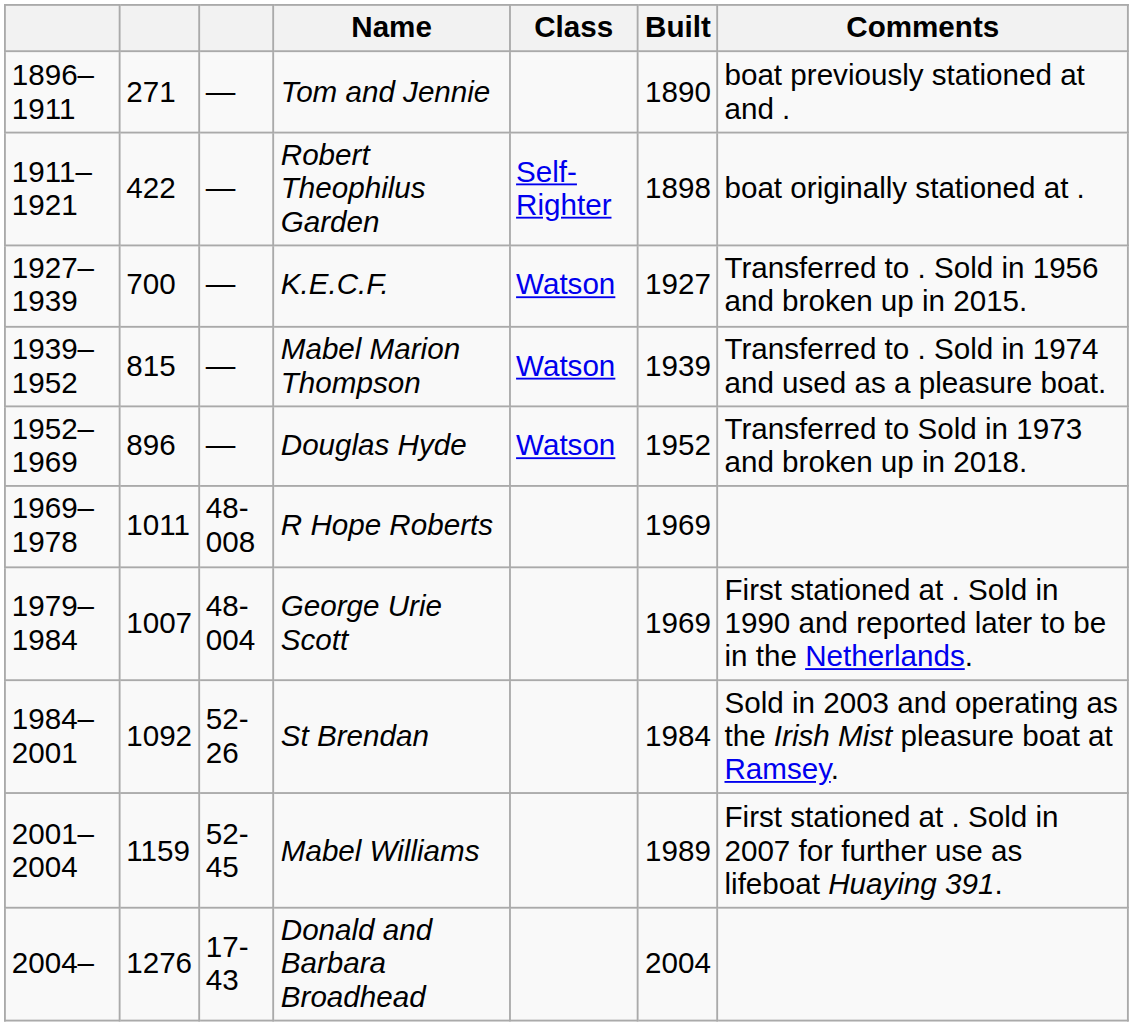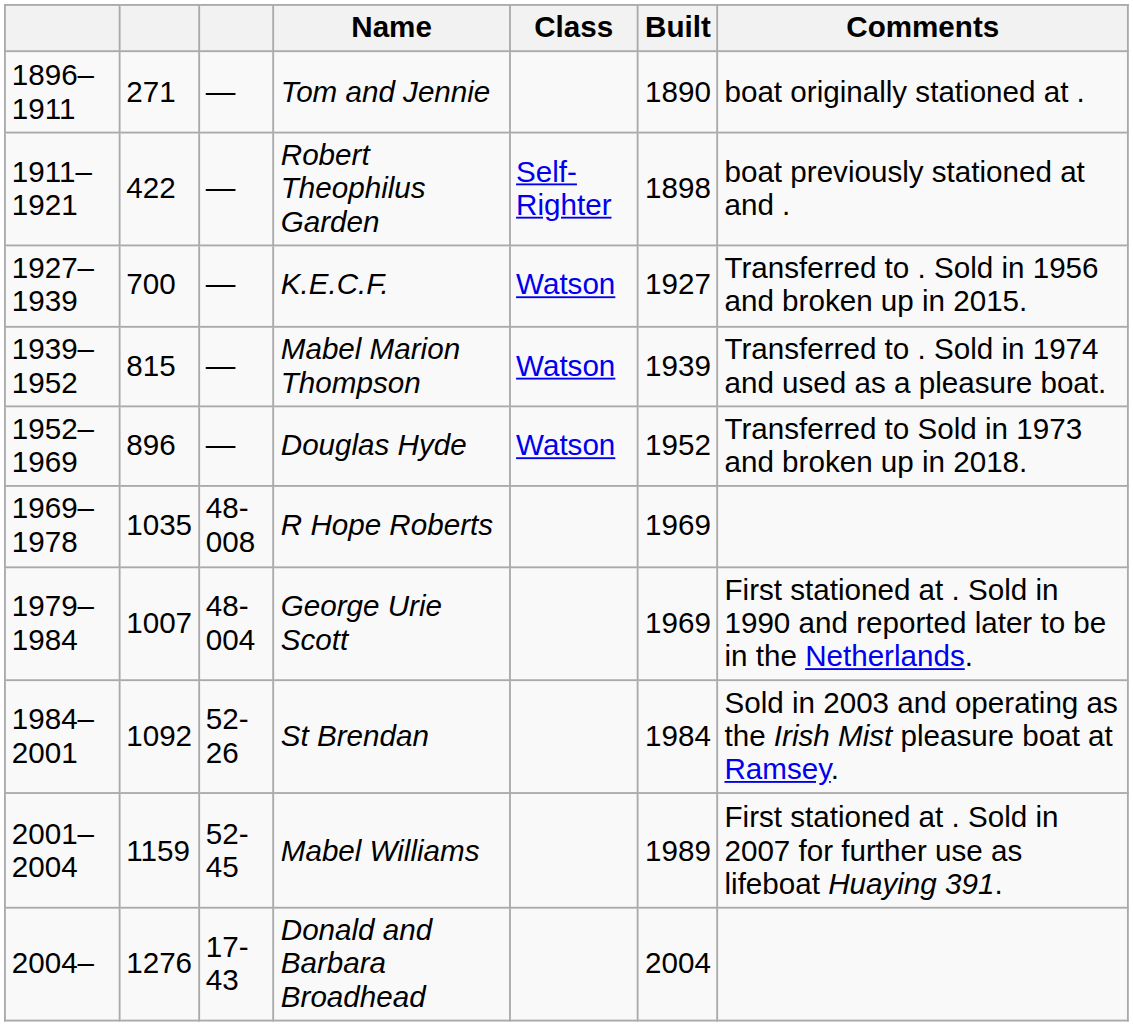(905, 91) boat previously stationed at and . -> (905, 91) boat originally stationed at .
(905, 188) boat originally stationed at . -> (905, 188) boat previously stationed at and .
(158, 526) 1011 -> (159, 526) 1035
